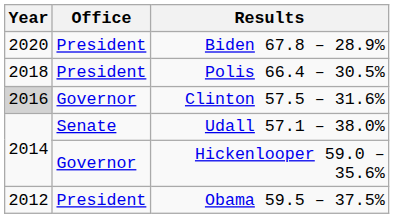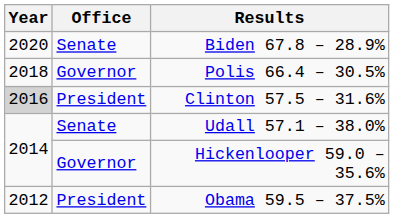(101, 45) President -> (86, 45) Senate
(101, 72) President -> (96, 72) Governor
(96, 100) Governor -> (101, 100) President
